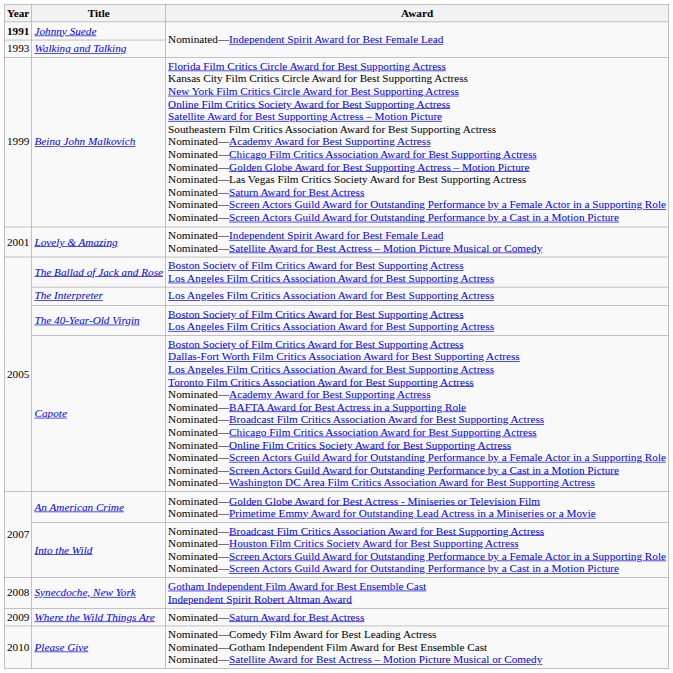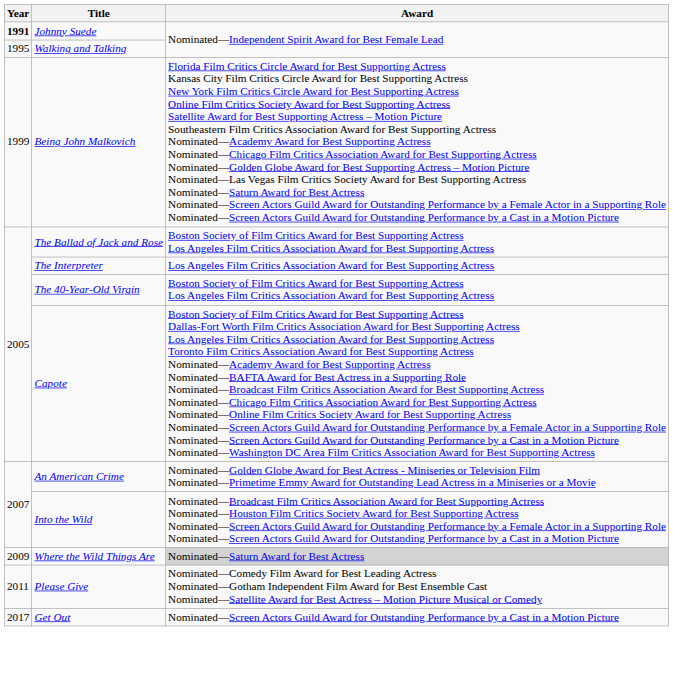(18, 48) 1993 -> (18, 48) 1995
- row: (76, 241)
- row: (85, 593)
(266, 617) no background -> (266, 556) lightgrey background
(18, 647) 2010 -> (18, 586) 2011
+ row: (52, 617)
